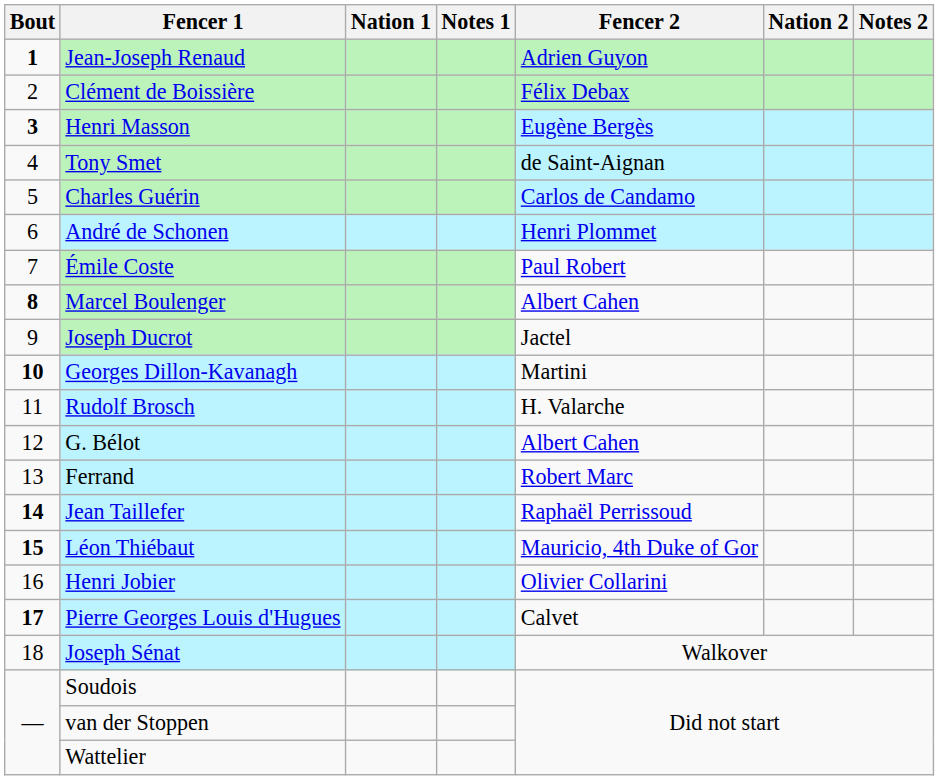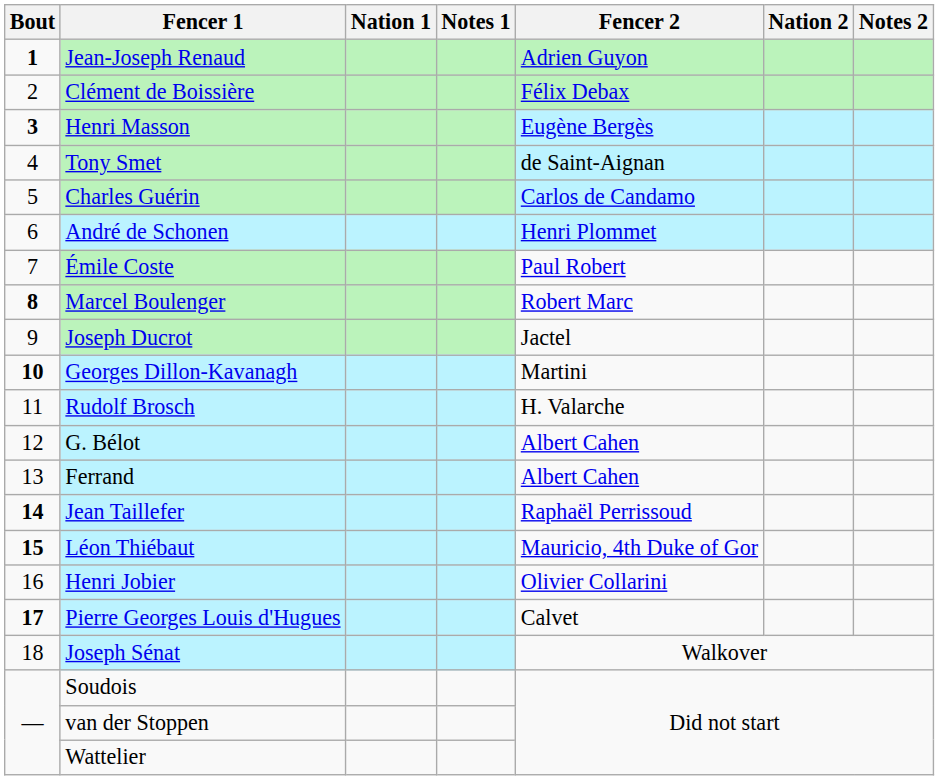(580, 302) Albert Cahen -> (577, 302) Robert Marc
(577, 477) Robert Marc -> (580, 477) Albert Cahen
